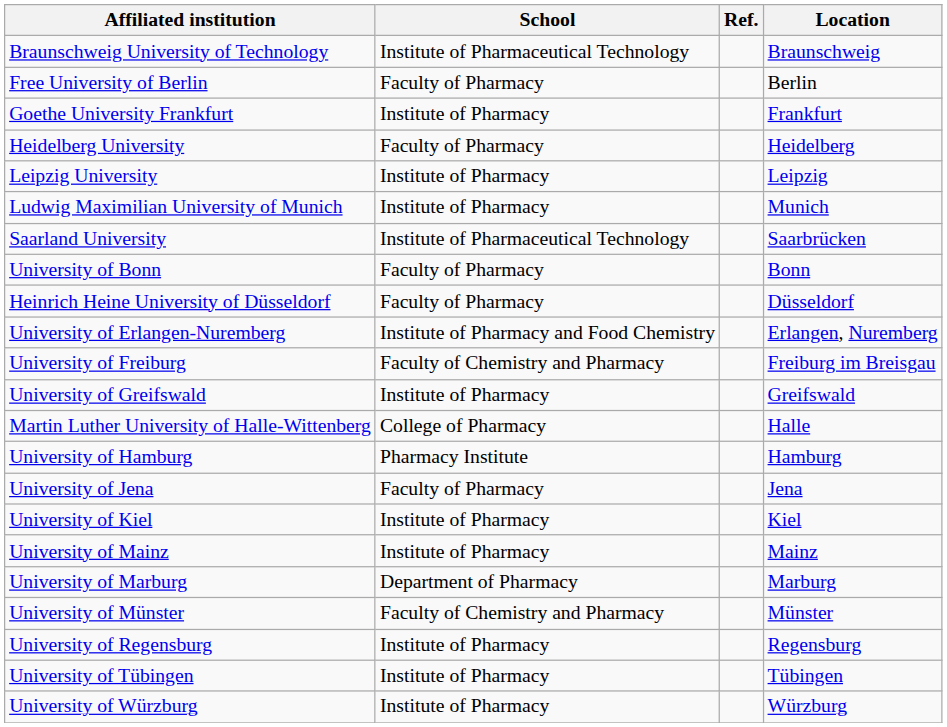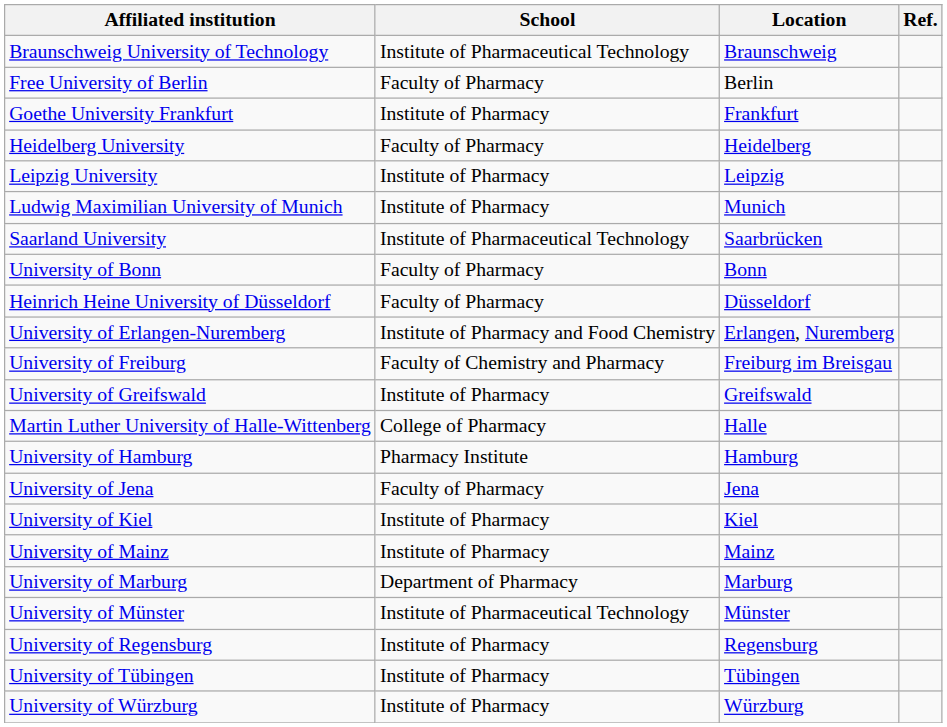columns swapped: (853, 20) <-> (741, 20)
(522, 613) Faculty of Chemistry and Pharmacy -> (535, 613) Institute of Pharmaceutical Technology
